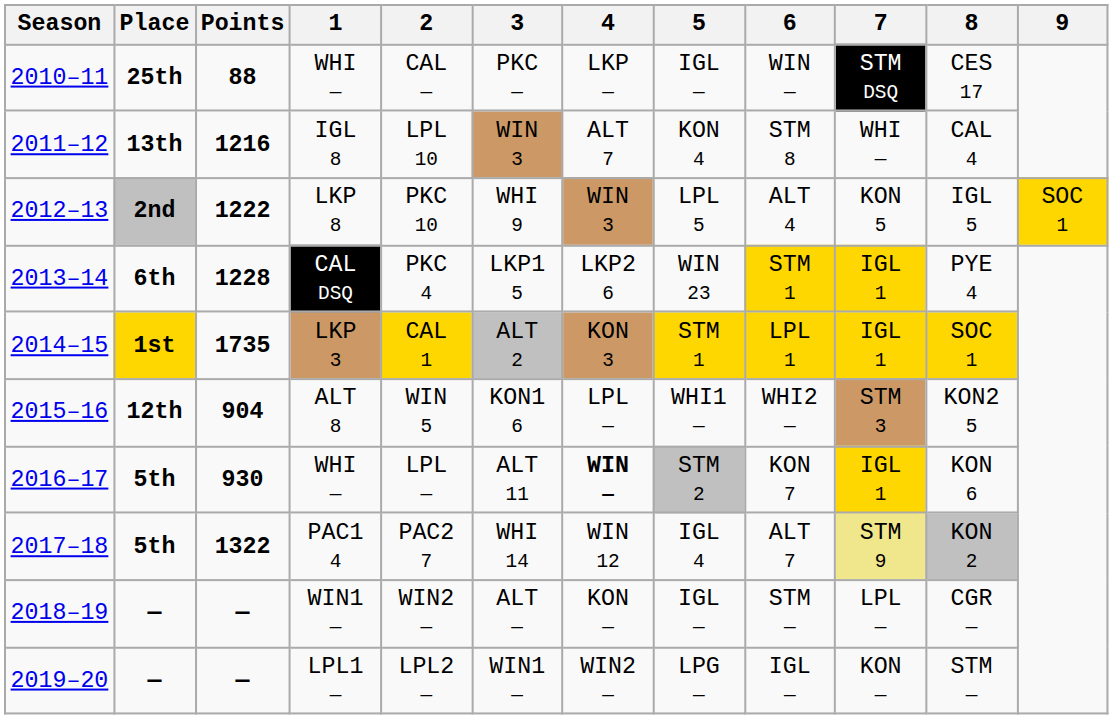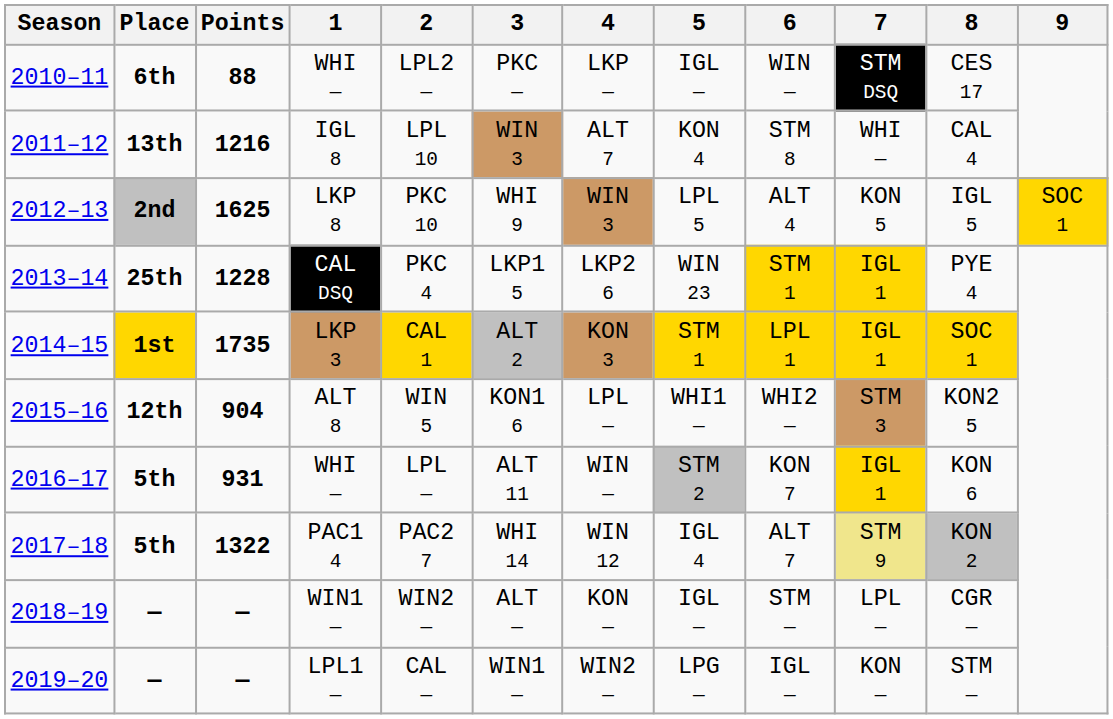(154, 77) 25th -> (155, 77) 6th
(426, 76) CAL — -> (426, 76) LPL2 —
(243, 211) 1222 -> (243, 211) 1625
(155, 278) 6th -> (154, 278) 25th
(243, 479) 930 -> (243, 479) 931
(608, 479) bold -> (608, 478) normal
(426, 679) LPL2 — -> (426, 679) CAL —
